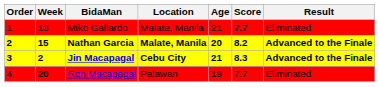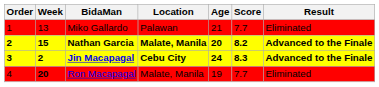(172, 27) Malate, Manila -> (159, 27) Palawan
(241, 27) bold -> (241, 27) normal
(216, 58) 21 -> (216, 58) 24
(159, 74) Palawan -> (172, 74) Malate, Manila
